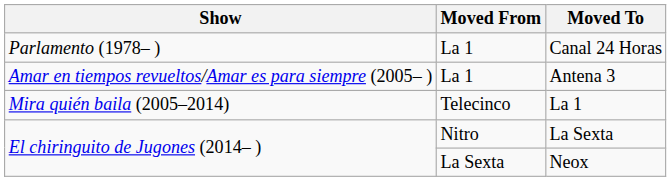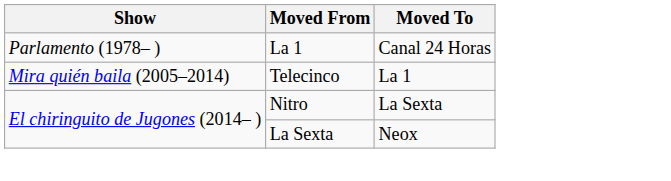- row: (582, 76)
